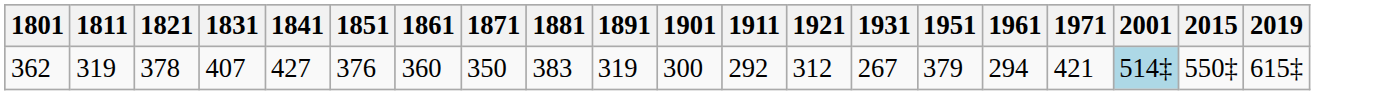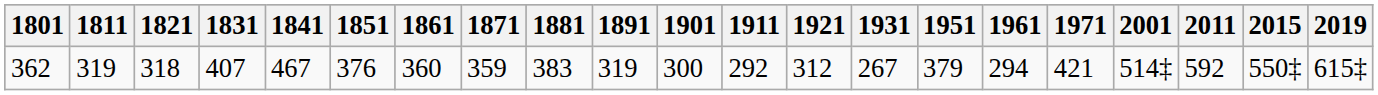+ column: (1210, 25)
(160, 67) 378 -> (160, 67) 318
(291, 67) 427 -> (291, 67) 467
(487, 67) 350 -> (487, 67) 359
(1146, 67) lightblue background -> (1146, 67) no background
